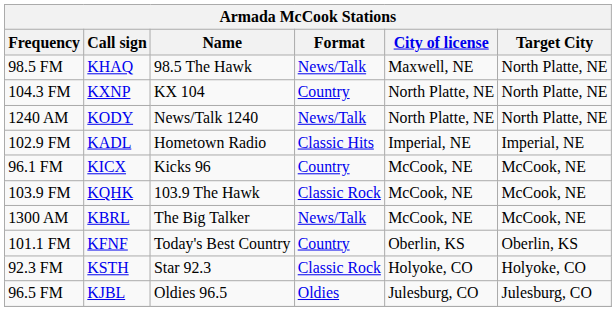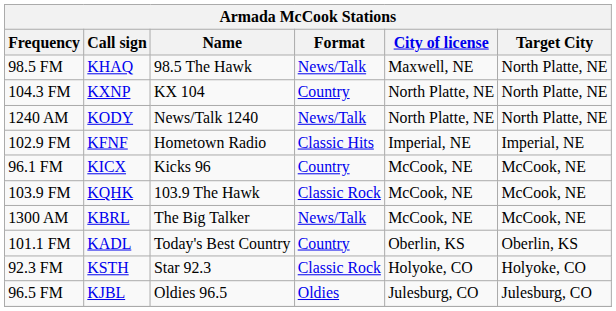(109, 142) KADL -> (108, 142) KFNF
(108, 243) KFNF -> (109, 243) KADL
